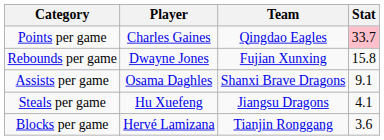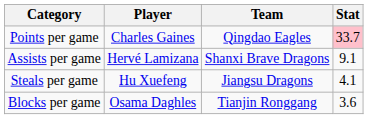- row: (62, 59)
(169, 80) Osama Daghles -> (153, 59) Hervé Lamizana
(169, 124) Hervé Lamizana -> (153, 102) Osama Daghles
